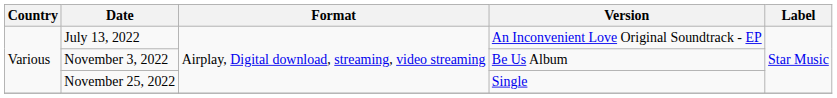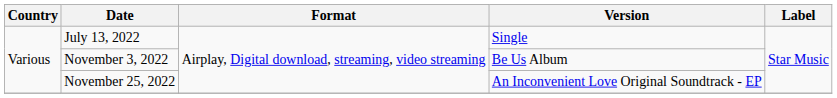(627, 37) An Inconvenient Love Original Soundtrack - EP -> (510, 37) Single
(510, 81) Single -> (627, 81) An Inconvenient Love Original Soundtrack - EP
